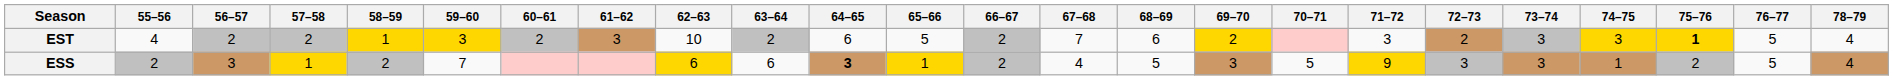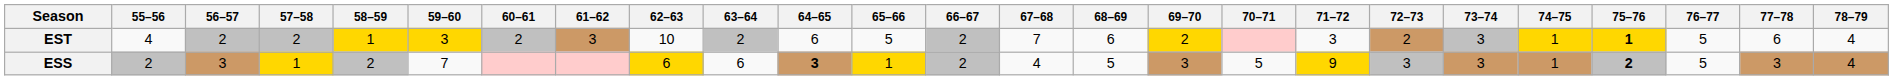+ column: (1777, 17)
(1618, 40) 3 -> (1555, 40) 1
(1695, 63) normal -> (1629, 63) bold
